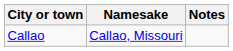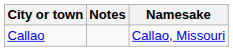columns swapped: (136, 14) <-> (207, 14)
